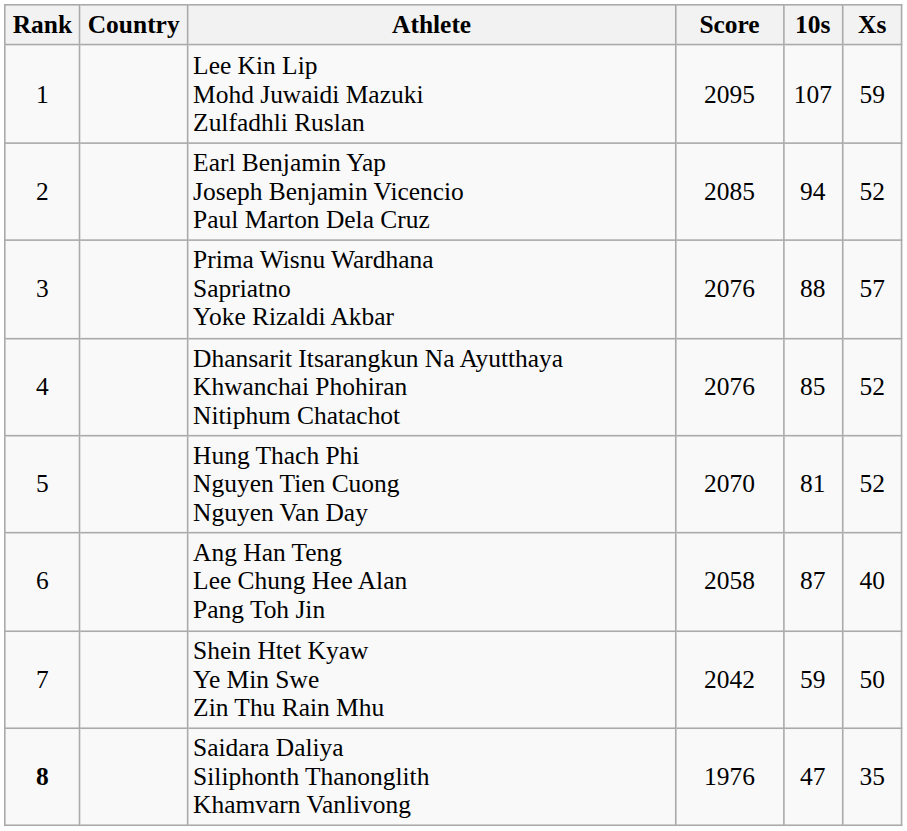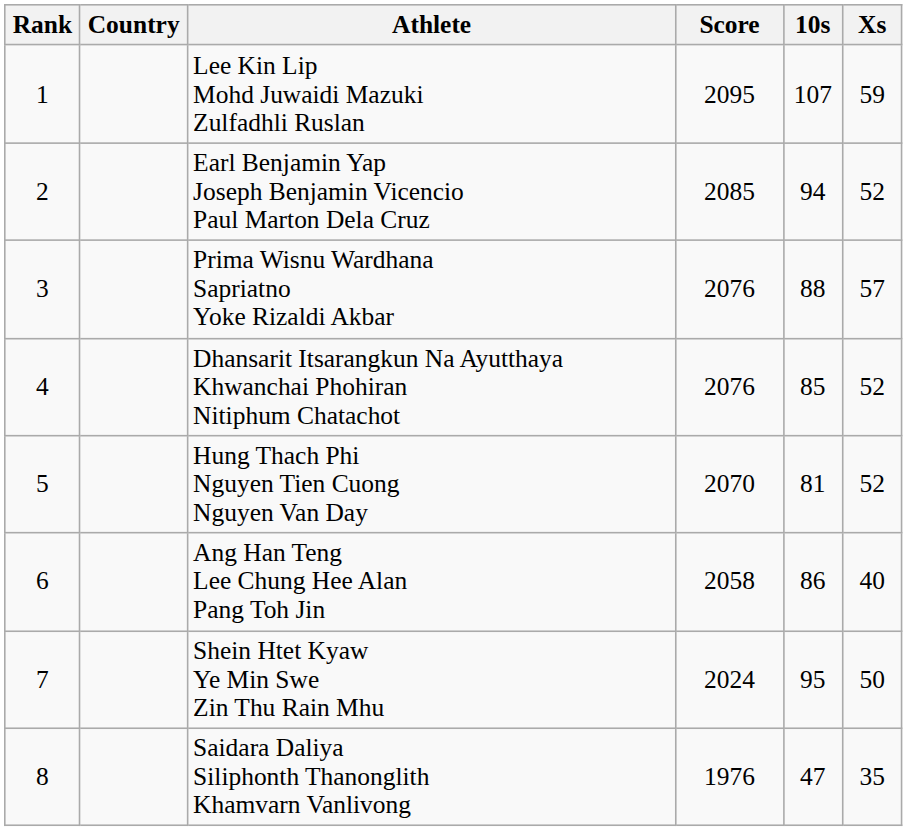(813, 581) 87 -> (813, 581) 86
(730, 679) 2042 -> (730, 679) 2024
(813, 679) 59 -> (813, 679) 95
(42, 776) bold -> (42, 776) normal
